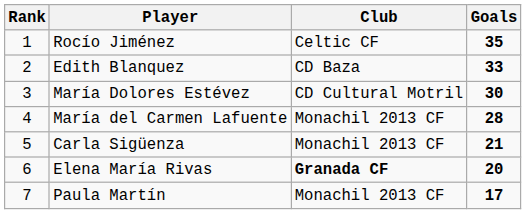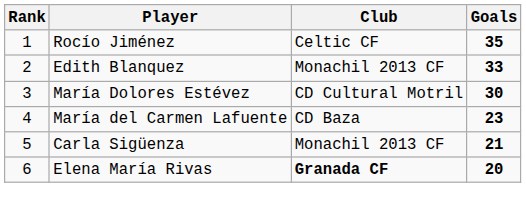(327, 68) CD Baza -> (370, 68) Monachil 2013 CF
(370, 119) Monachil 2013 CF -> (327, 119) CD Baza
(494, 119) 28 -> (494, 119) 23
- row: (109, 195)
